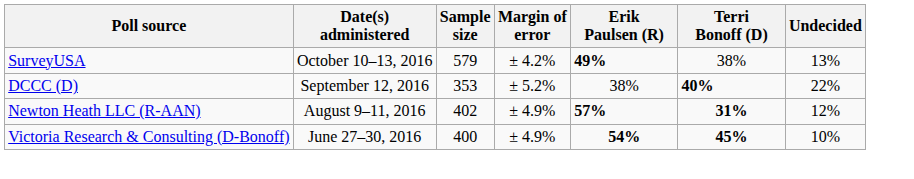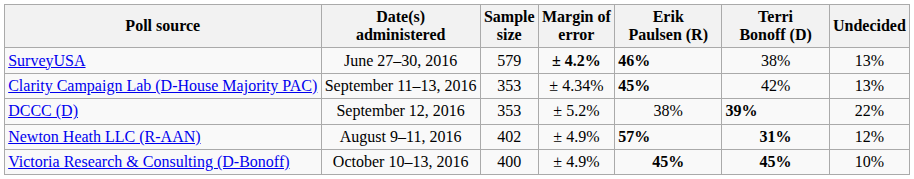(365, 60) October 10–13, 2016 -> (401, 60) June 27–30, 2016
(532, 60) normal -> (576, 60) bold
(590, 60) 49% -> (634, 60) 46%
+ row: (163, 85)
(698, 85) 40% -> (742, 111) 39%
(365, 136) June 27–30, 2016 -> (401, 162) October 10–13, 2016
(624, 136) 54% -> (668, 162) 45%
